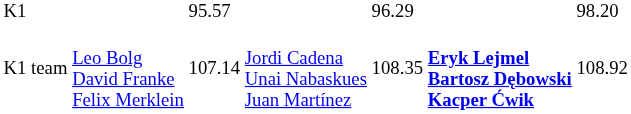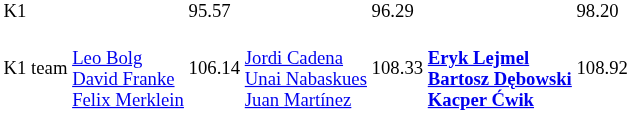(214, 68) 107.14 -> (214, 68) 106.14
(397, 68) 108.35 -> (397, 68) 108.33
